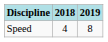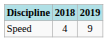(90, 28) 8 -> (90, 28) 9
